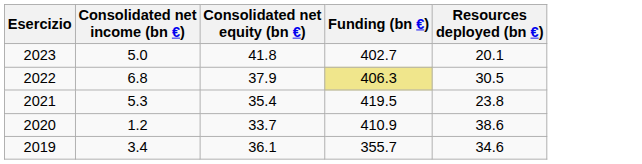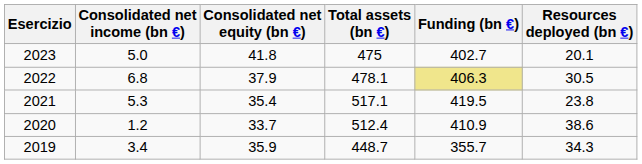+ column: (370, 24)
(262, 147) 36.1 -> (262, 147) 35.9
(490, 147) 34.6 -> (579, 147) 34.3
